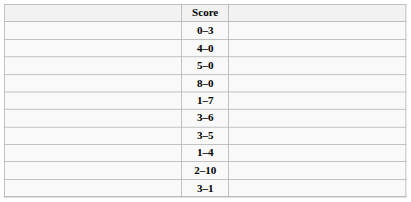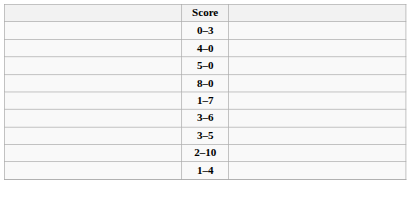rows swapped: (205, 153) <-> (205, 170)
- row: (205, 188)
